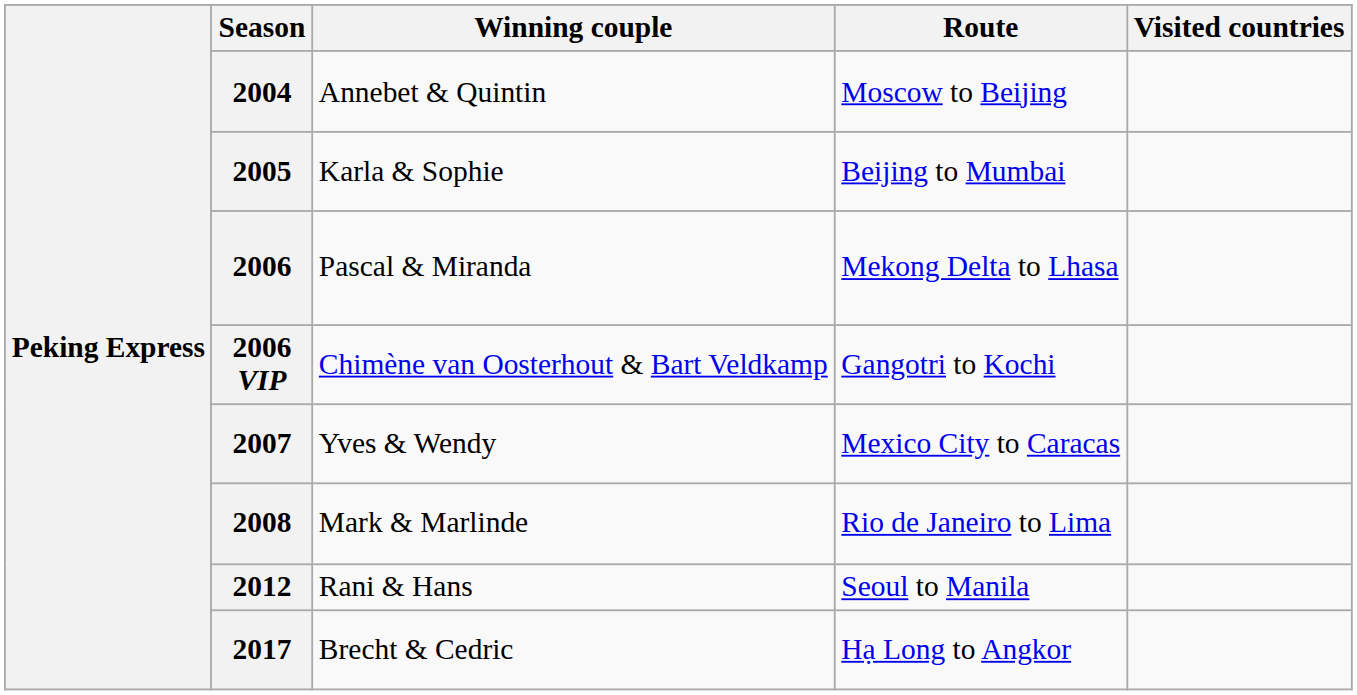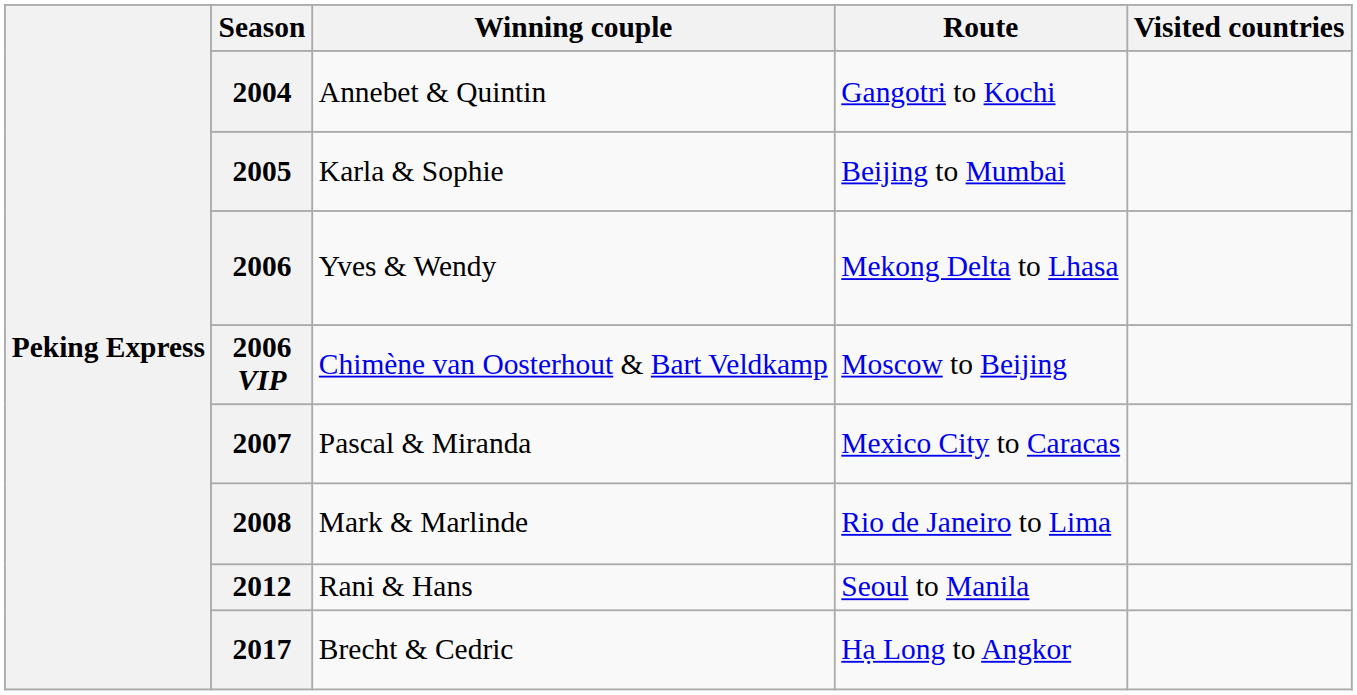(954, 91) Moscow to Beijing -> (948, 91) Gangotri to Kochi
(425, 267) Pascal & Miranda -> (408, 267) Yves & Wendy
(948, 363) Gangotri to Kochi -> (954, 363) Moscow to Beijing
(408, 443) Yves & Wendy -> (425, 443) Pascal & Miranda
